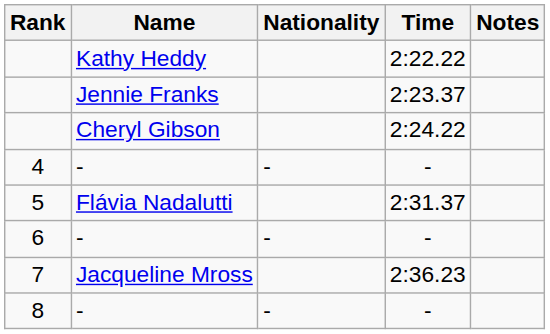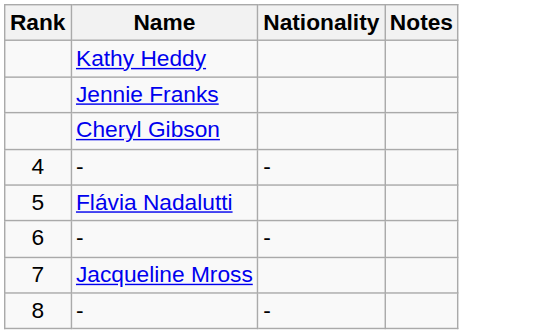- column: (428, 22)
